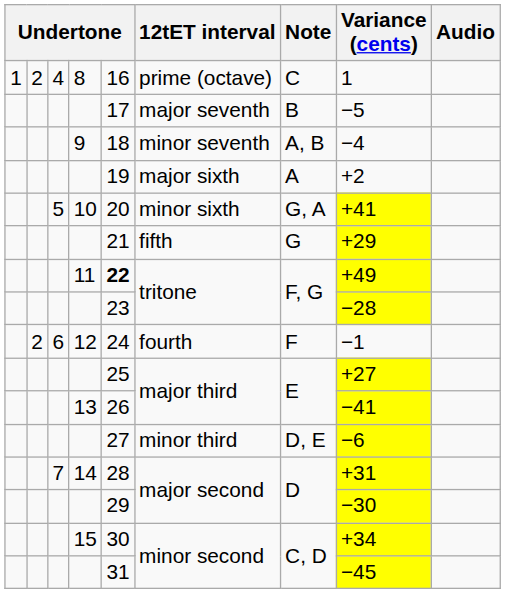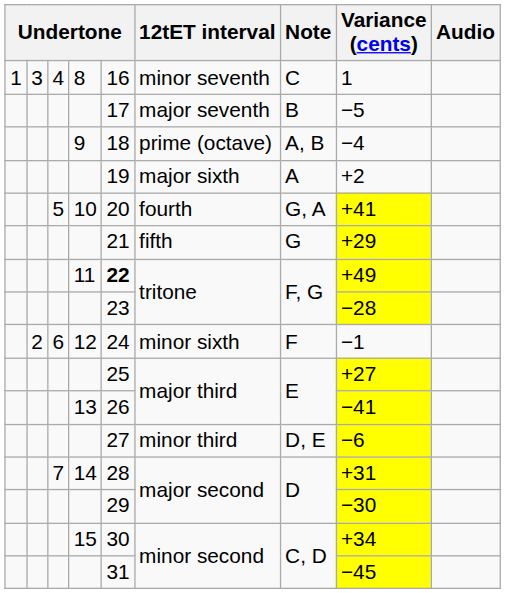(37, 77) 2 -> (37, 77) 3
(206, 77) prime (octave) -> (204, 77) minor seventh
(204, 143) minor seventh -> (206, 143) prime (octave)
(189, 209) minor sixth -> (166, 209) fourth
(166, 341) fourth -> (189, 341) minor sixth
